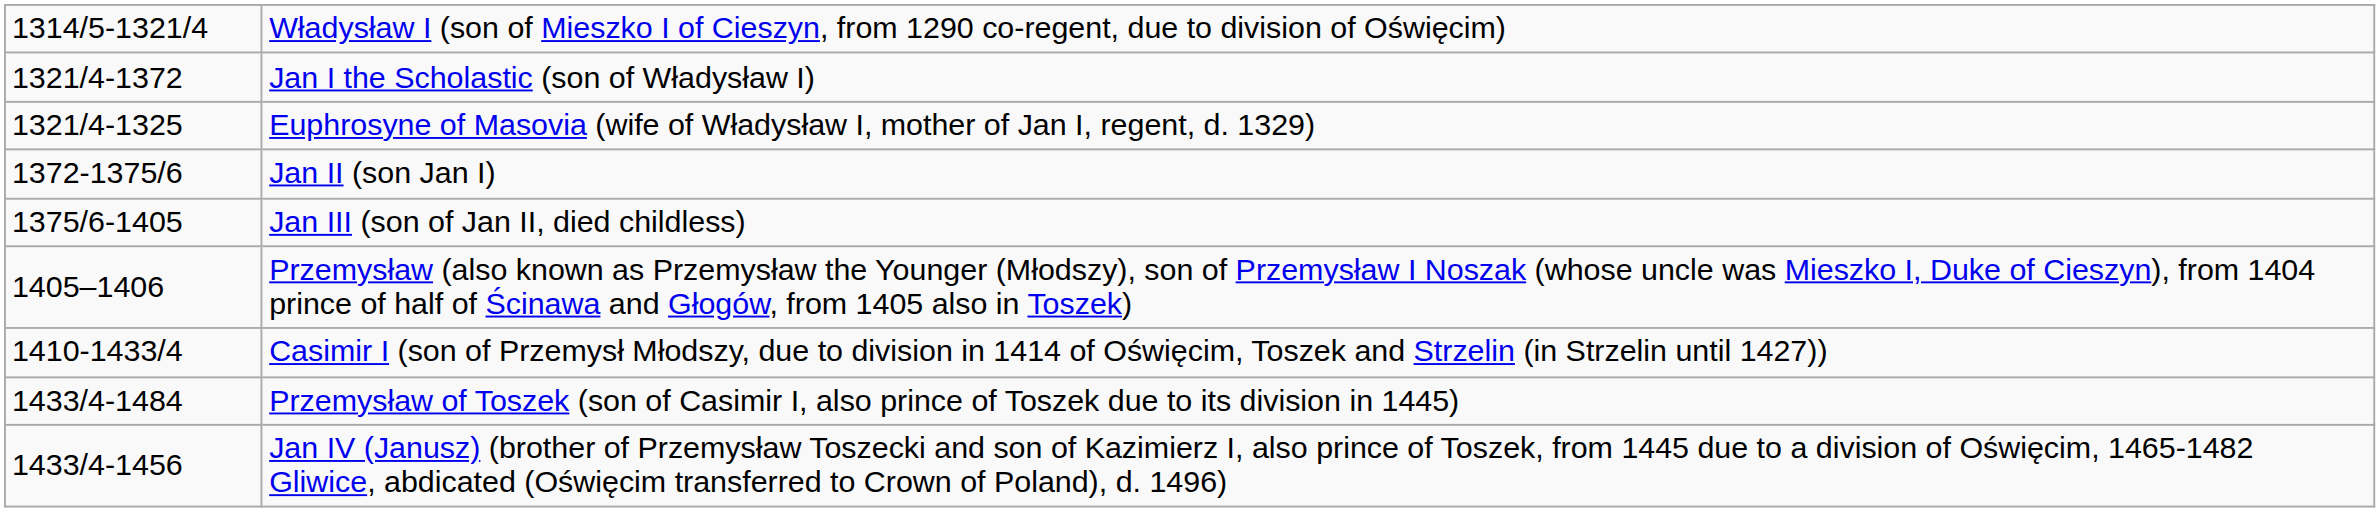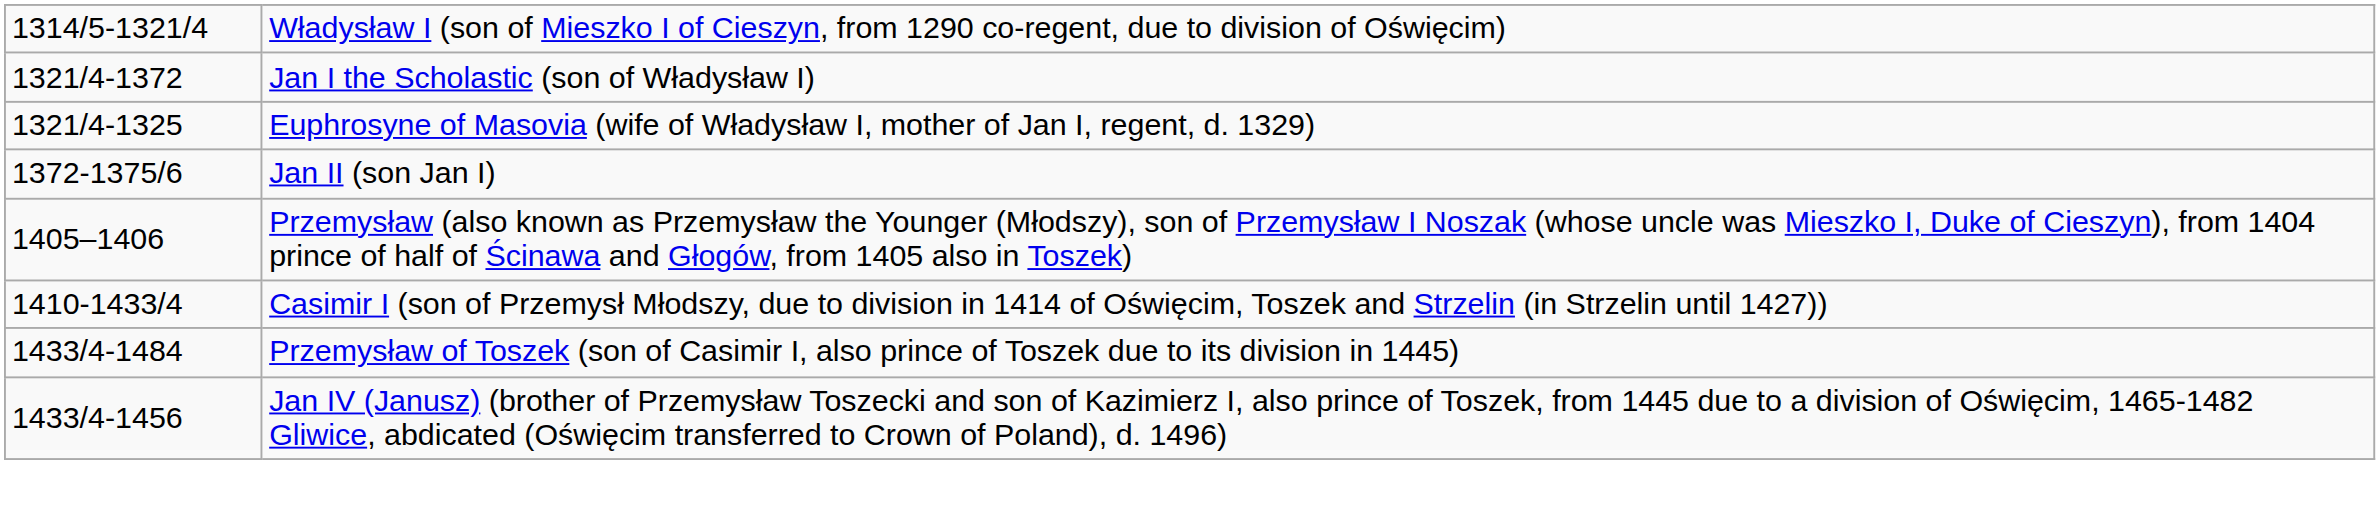- row: (507, 221)
